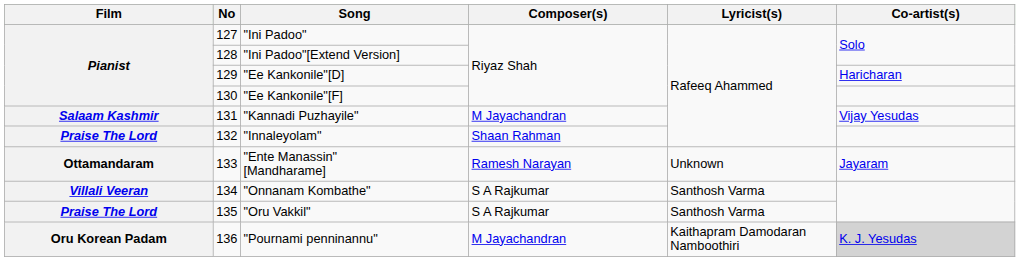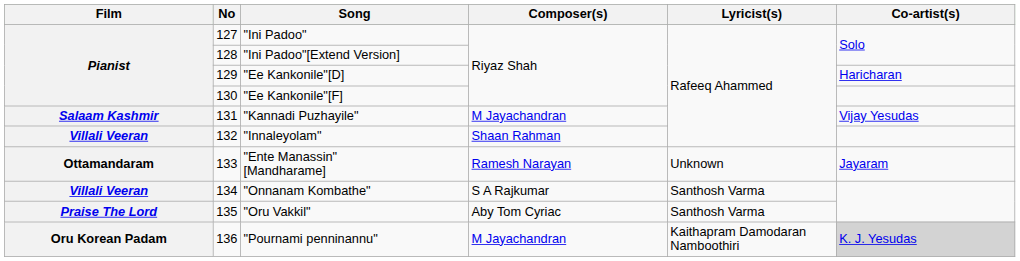(109, 136) Praise The Lord -> (109, 136) Villali Veeran
(510, 211) S A Rajkumar -> (516, 211) Aby Tom Cyriac
